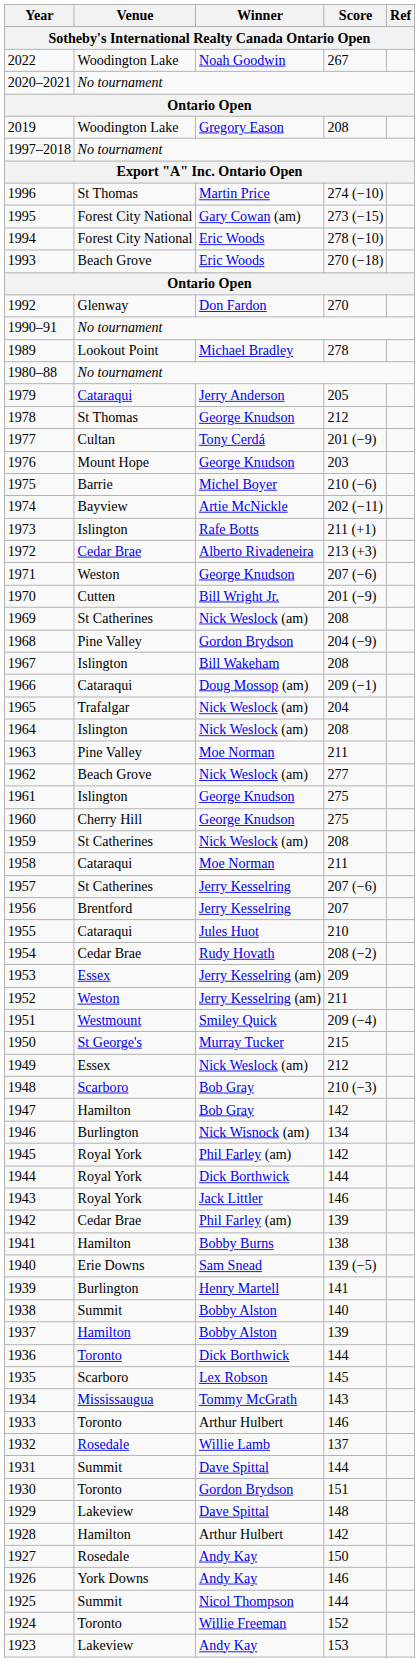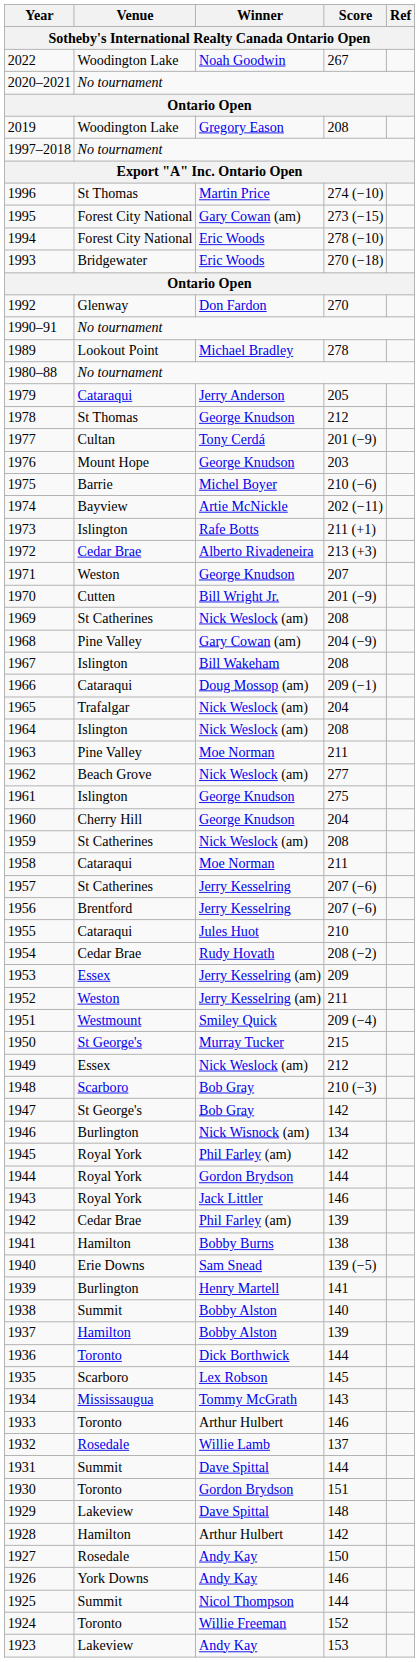(114, 261) Beach Grove -> (112, 261) Bridgewater
(352, 573) 207 (−6) -> (338, 573) 207
(246, 640) Gordon Brydson -> (250, 640) Gary Cowan (am)
(338, 819) 275 -> (338, 819) 204
(338, 908) 207 -> (352, 908) 207 (−6)
(104, 1109) Hamilton -> (110, 1109) St George's
(244, 1176) Dick Borthwick -> (246, 1176) Gordon Brydson
